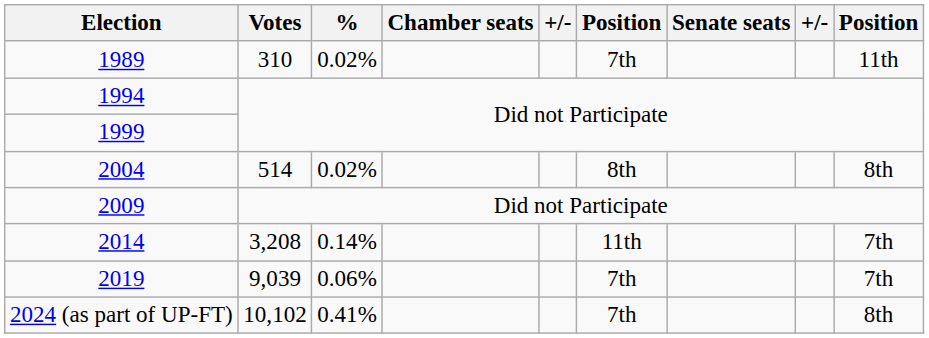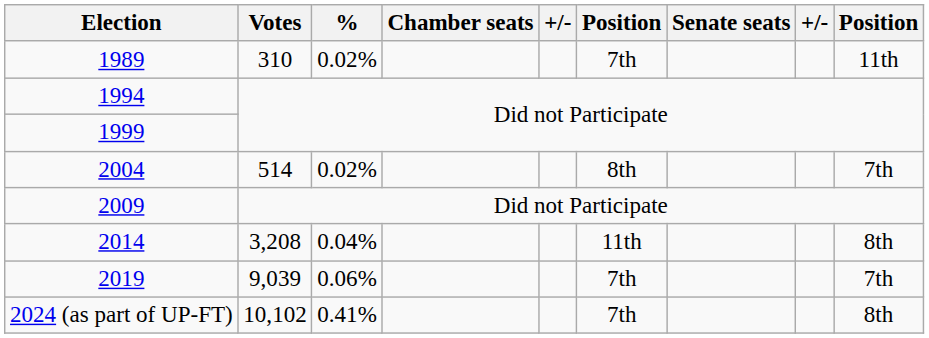(879, 168) 8th -> (879, 168) 7th
(347, 242) 0.14% -> (347, 242) 0.04%
(879, 242) 7th -> (879, 242) 8th
